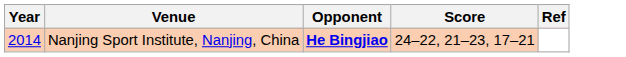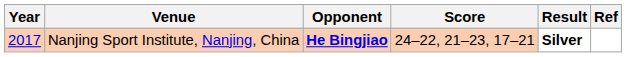+ column: (564, 17)
(24, 40) 2014 -> (24, 40) 2017
